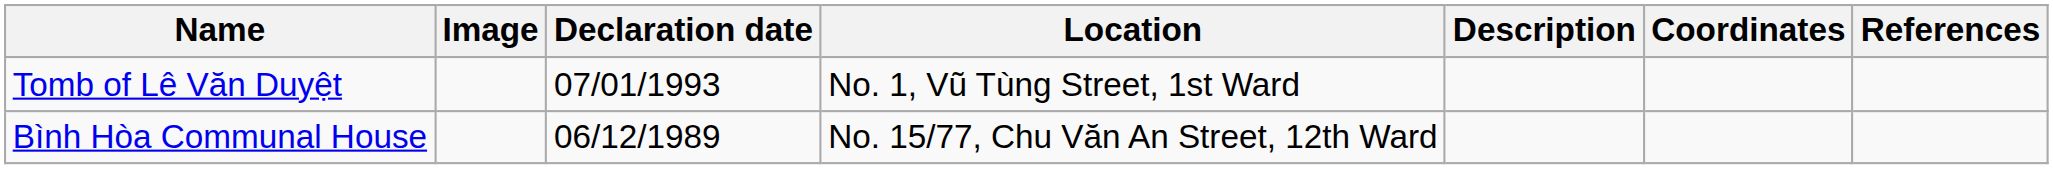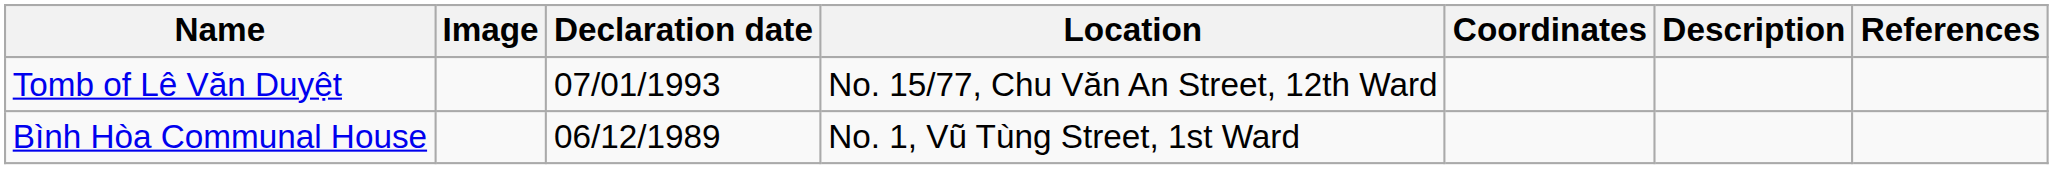columns swapped: (1544, 30) <-> (1748, 30)
(1064, 83) No. 1, Vũ Tùng Street, 1st Ward -> (1133, 83) No. 15/77, Chu Văn An Street, 12th Ward
(1133, 136) No. 15/77, Chu Văn An Street, 12th Ward -> (1064, 136) No. 1, Vũ Tùng Street, 1st Ward
